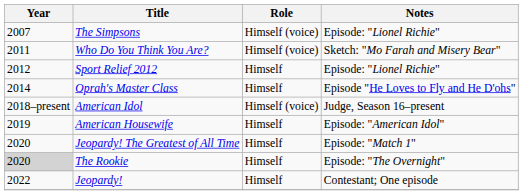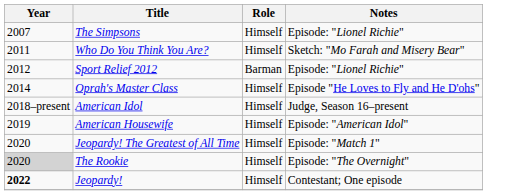(282, 32) Himself (voice) -> (264, 32) Himself
(282, 50) Himself (voice) -> (264, 50) Himself
(264, 69) Himself -> (263, 69) Barman
(282, 106) Himself (voice) -> (264, 106) Himself
(19, 180) normal -> (19, 180) bold
